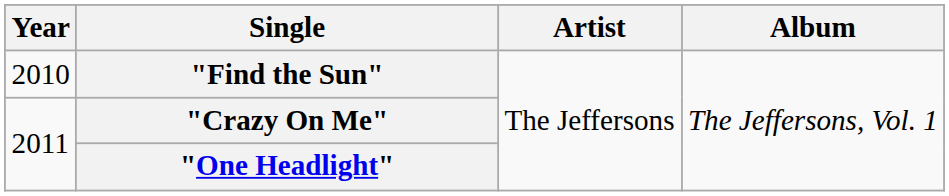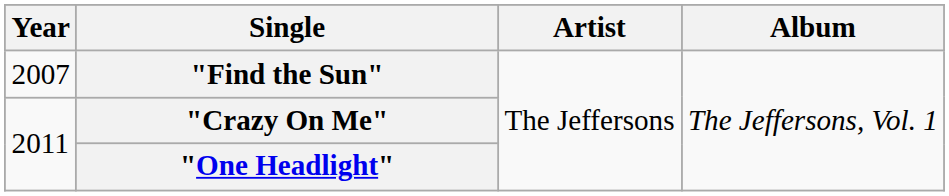(41, 73) 2010 -> (41, 73) 2007
